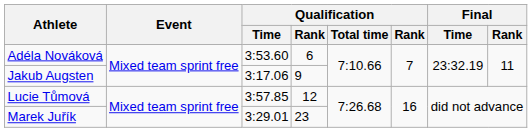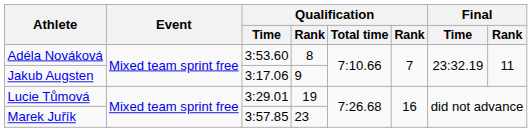(310, 55) 6 -> (310, 55) 8
(267, 97) 3:57.85 -> (267, 97) 3:29.01
(310, 97) 12 -> (310, 97) 19
(267, 118) 3:29.01 -> (267, 118) 3:57.85
